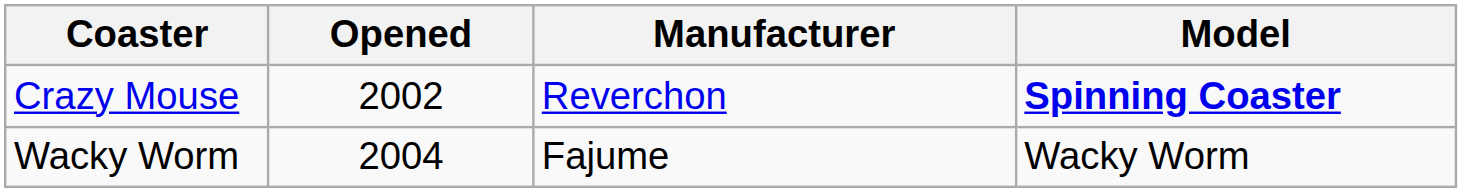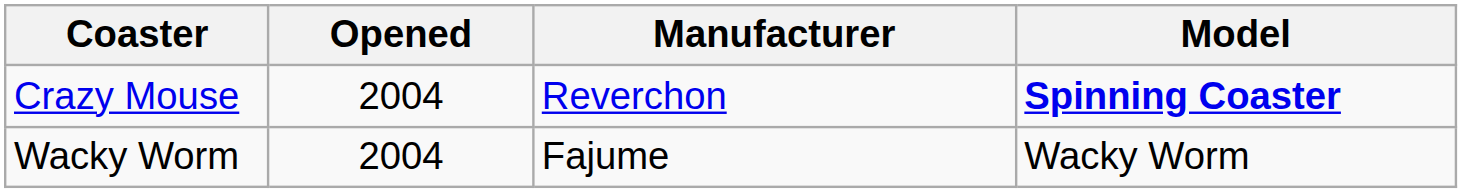(401, 95) 2002 -> (401, 95) 2004
